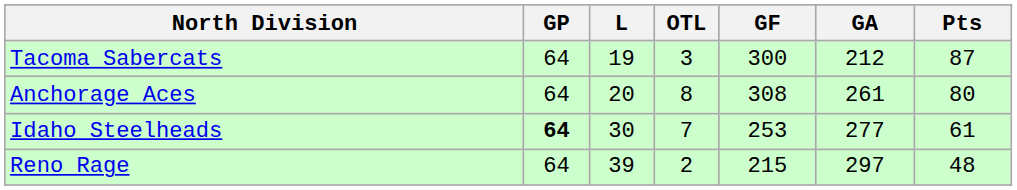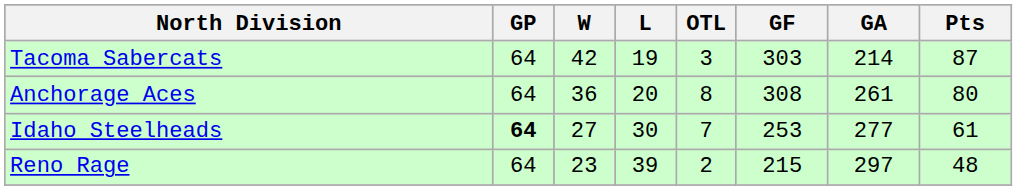+ column: (584, 23)
(767, 59) 300 -> (782, 59) 303
(865, 59) 212 -> (874, 59) 214
